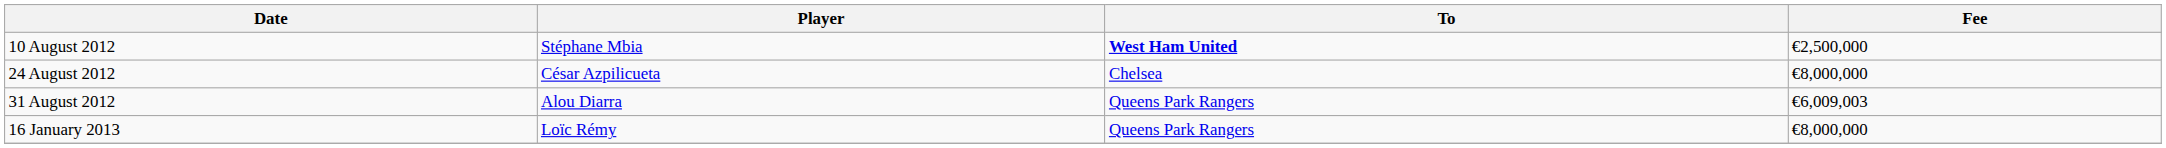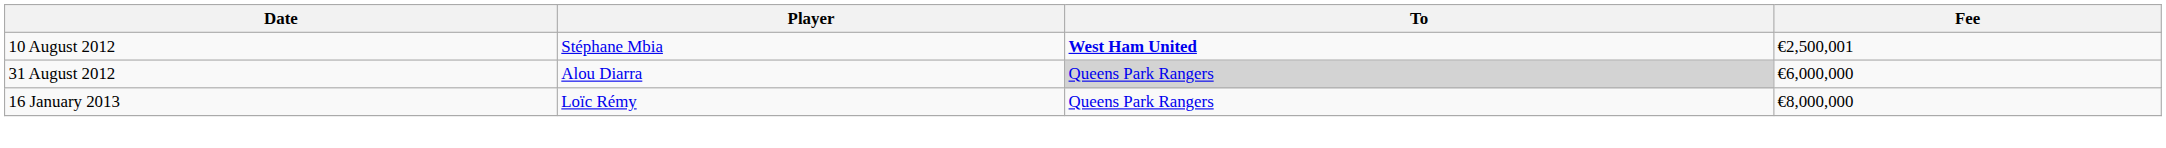(1830, 46) €2,500,000 -> (1816, 46) €2,500,001
- row: (62, 74)
(1181, 102) no background -> (1141, 74) lightgrey background
(1830, 102) €6,009,003 -> (1816, 74) €6,000,000
